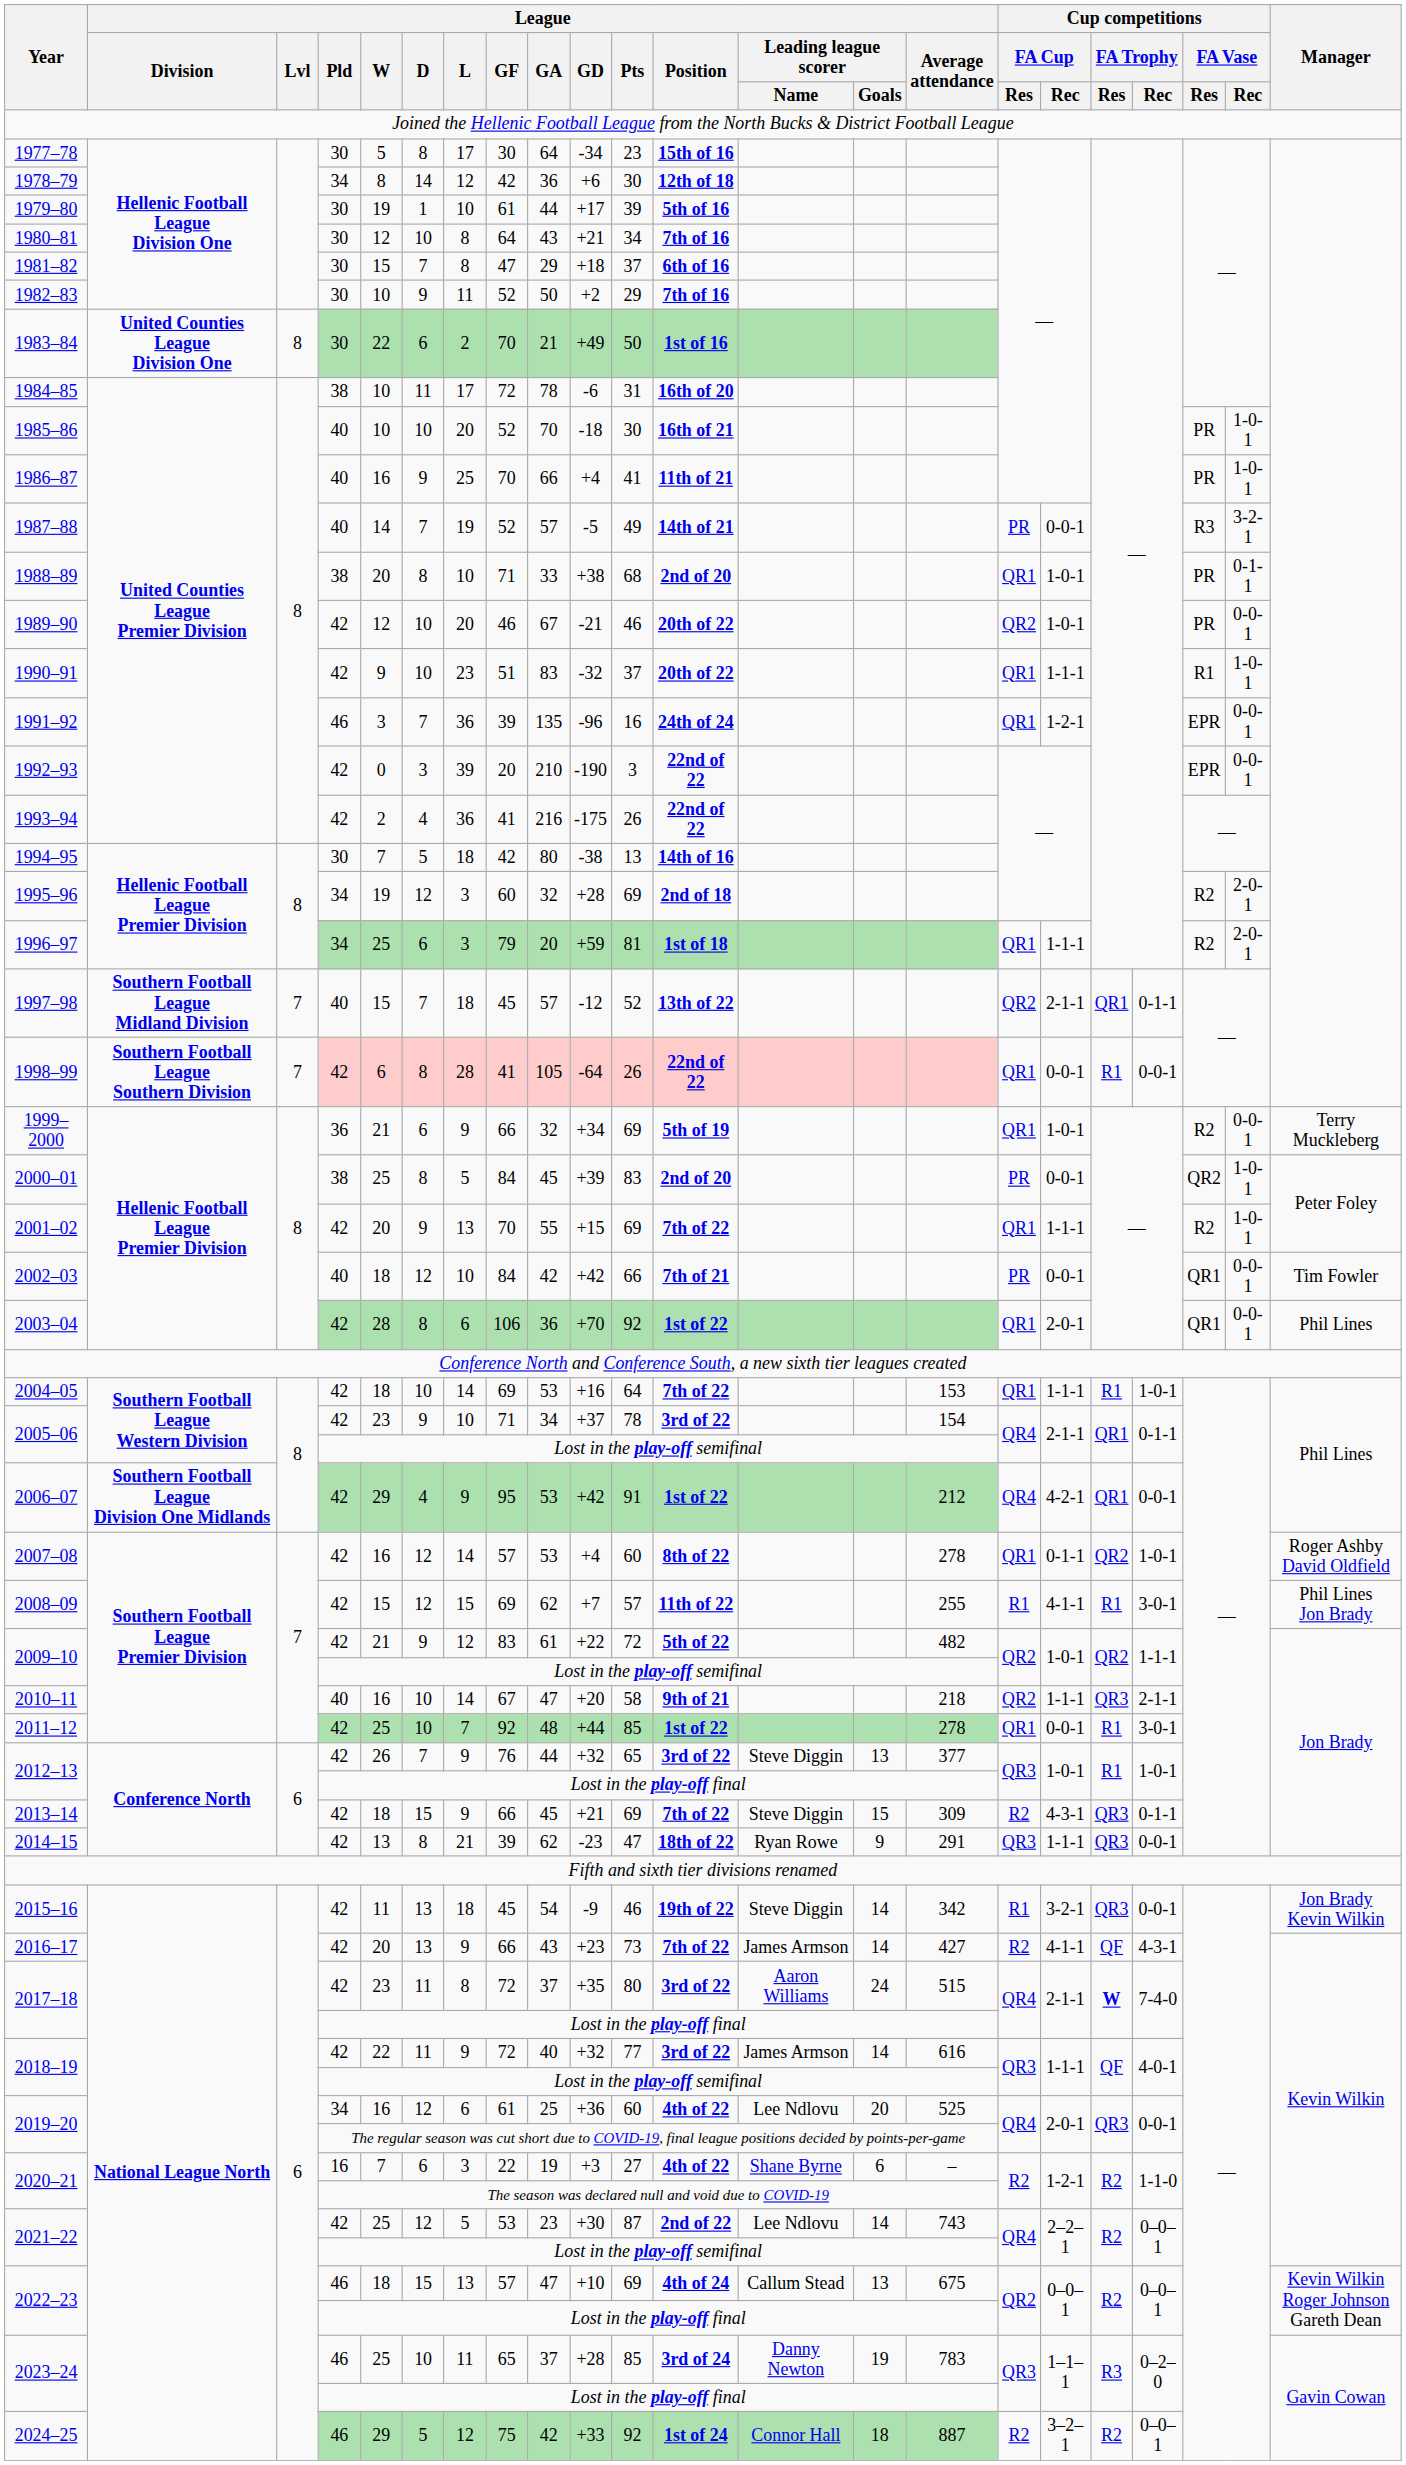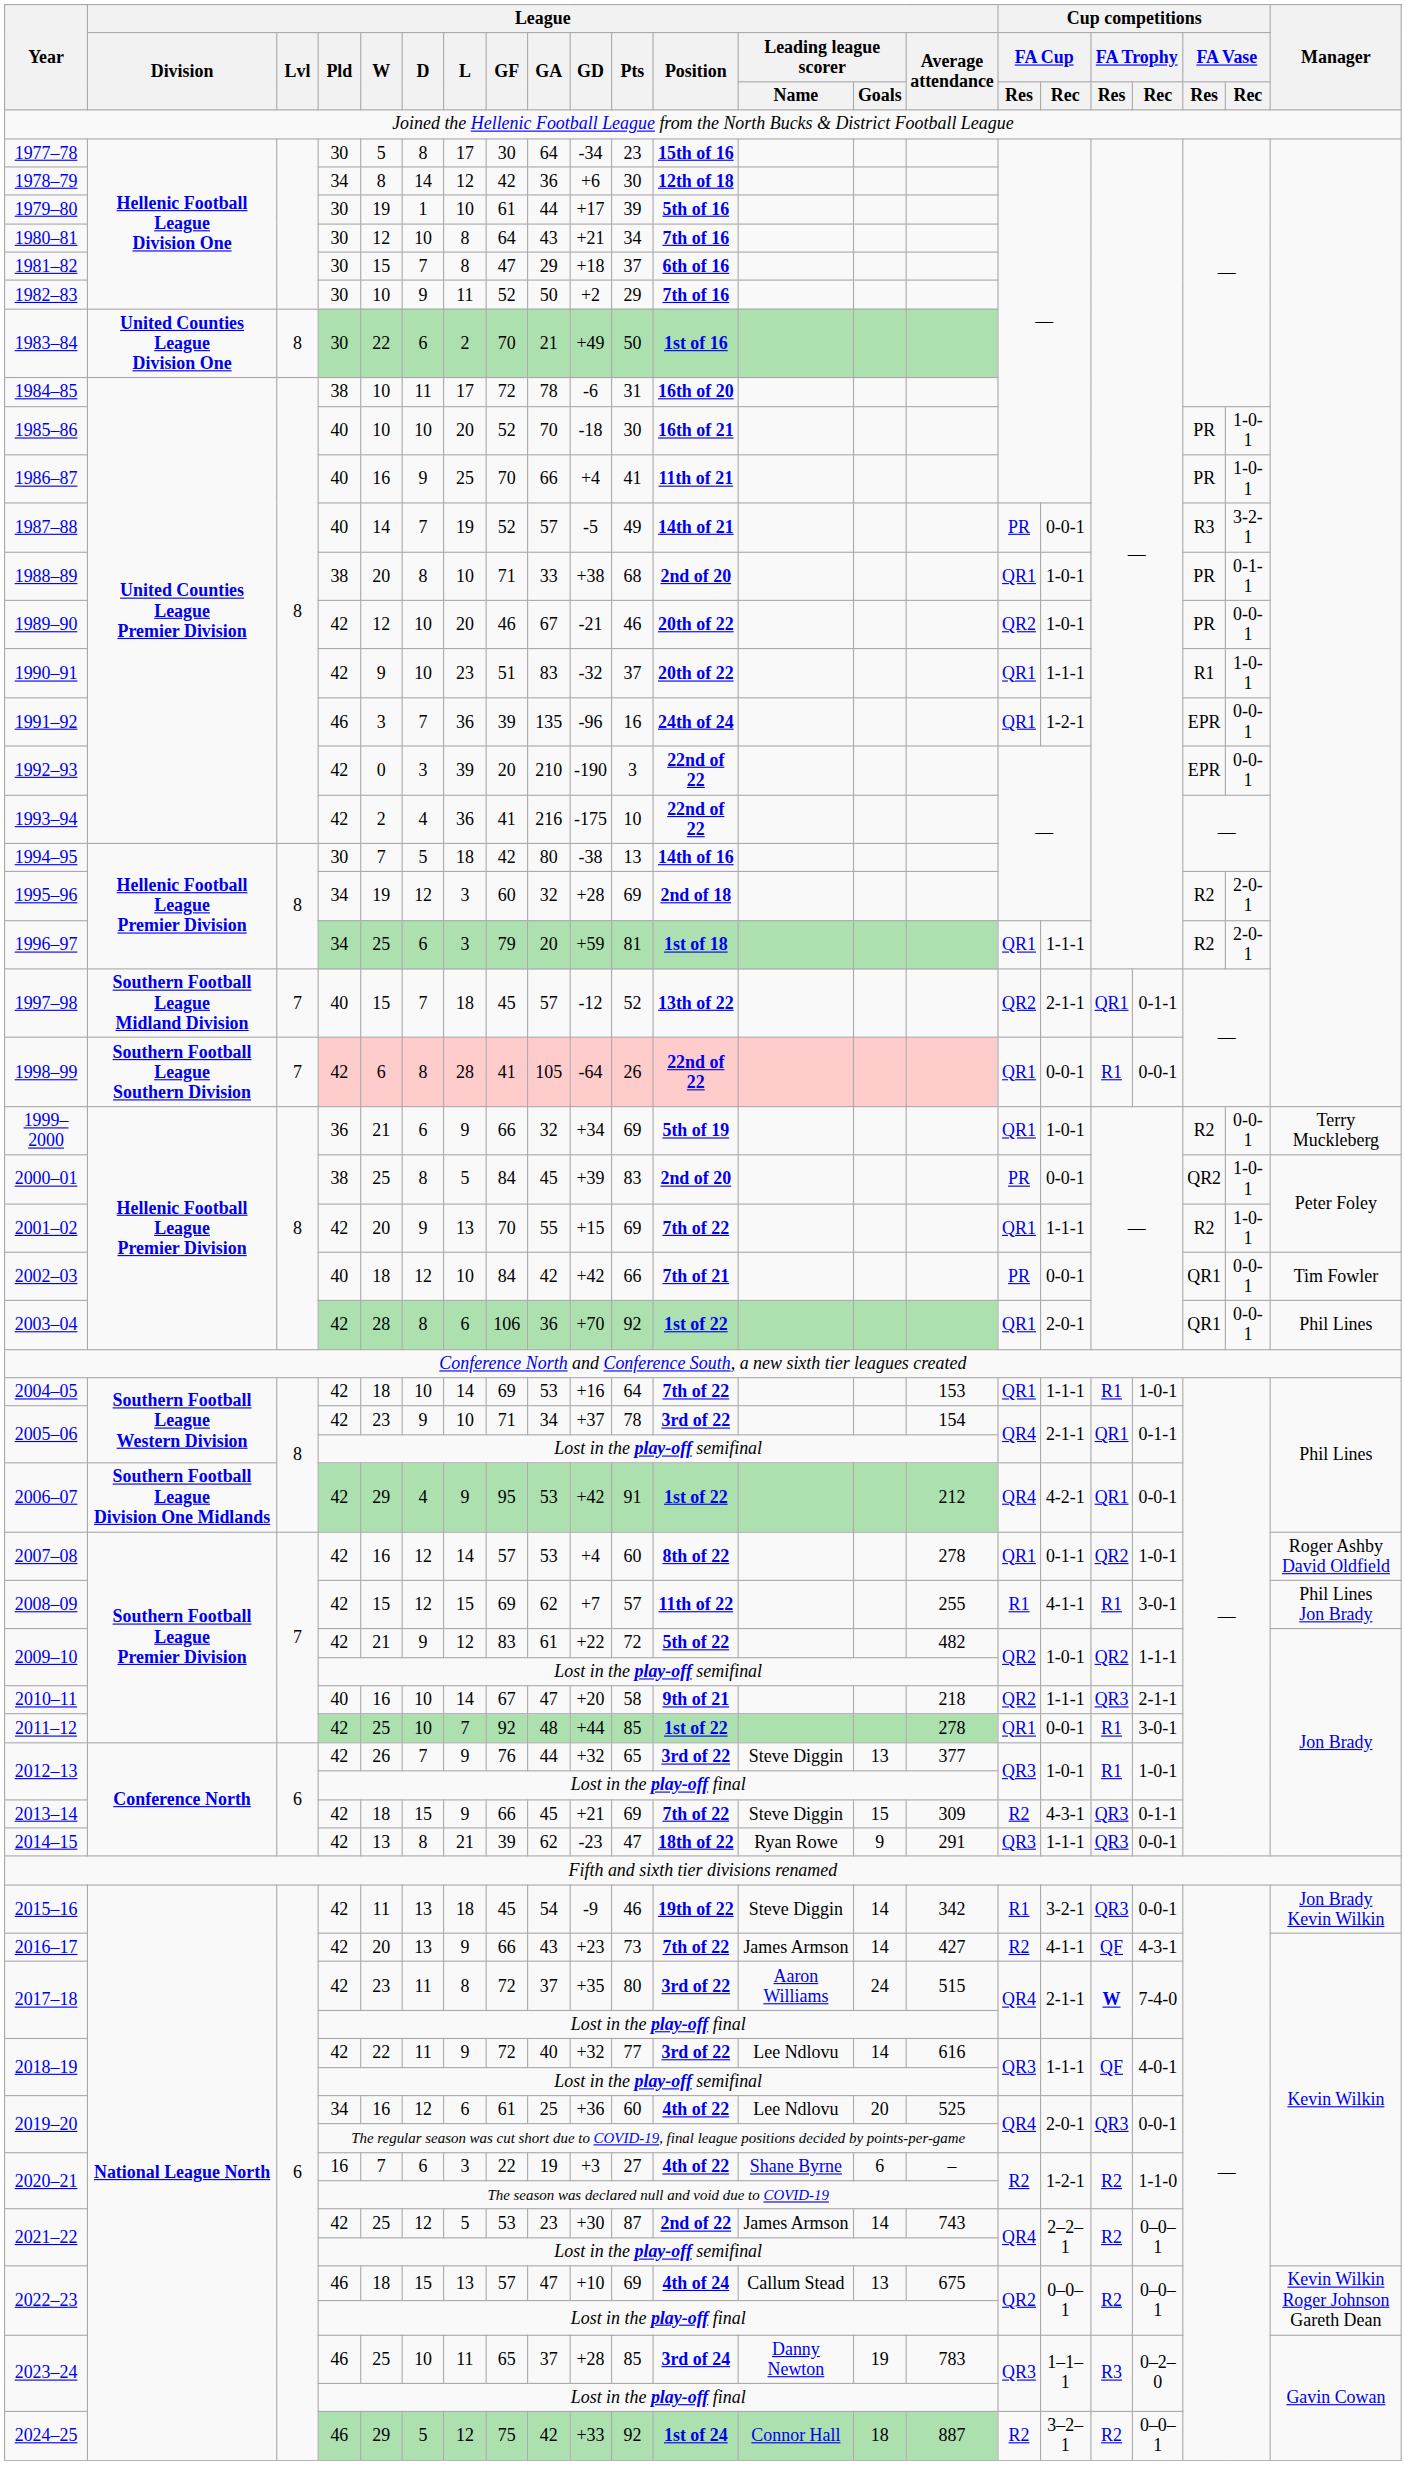(632, 818) 26 -> (632, 818) 10
(796, 2052) James Armson -> (796, 2052) Lee Ndlovu
(796, 2223) Lee Ndlovu -> (796, 2223) James Armson
